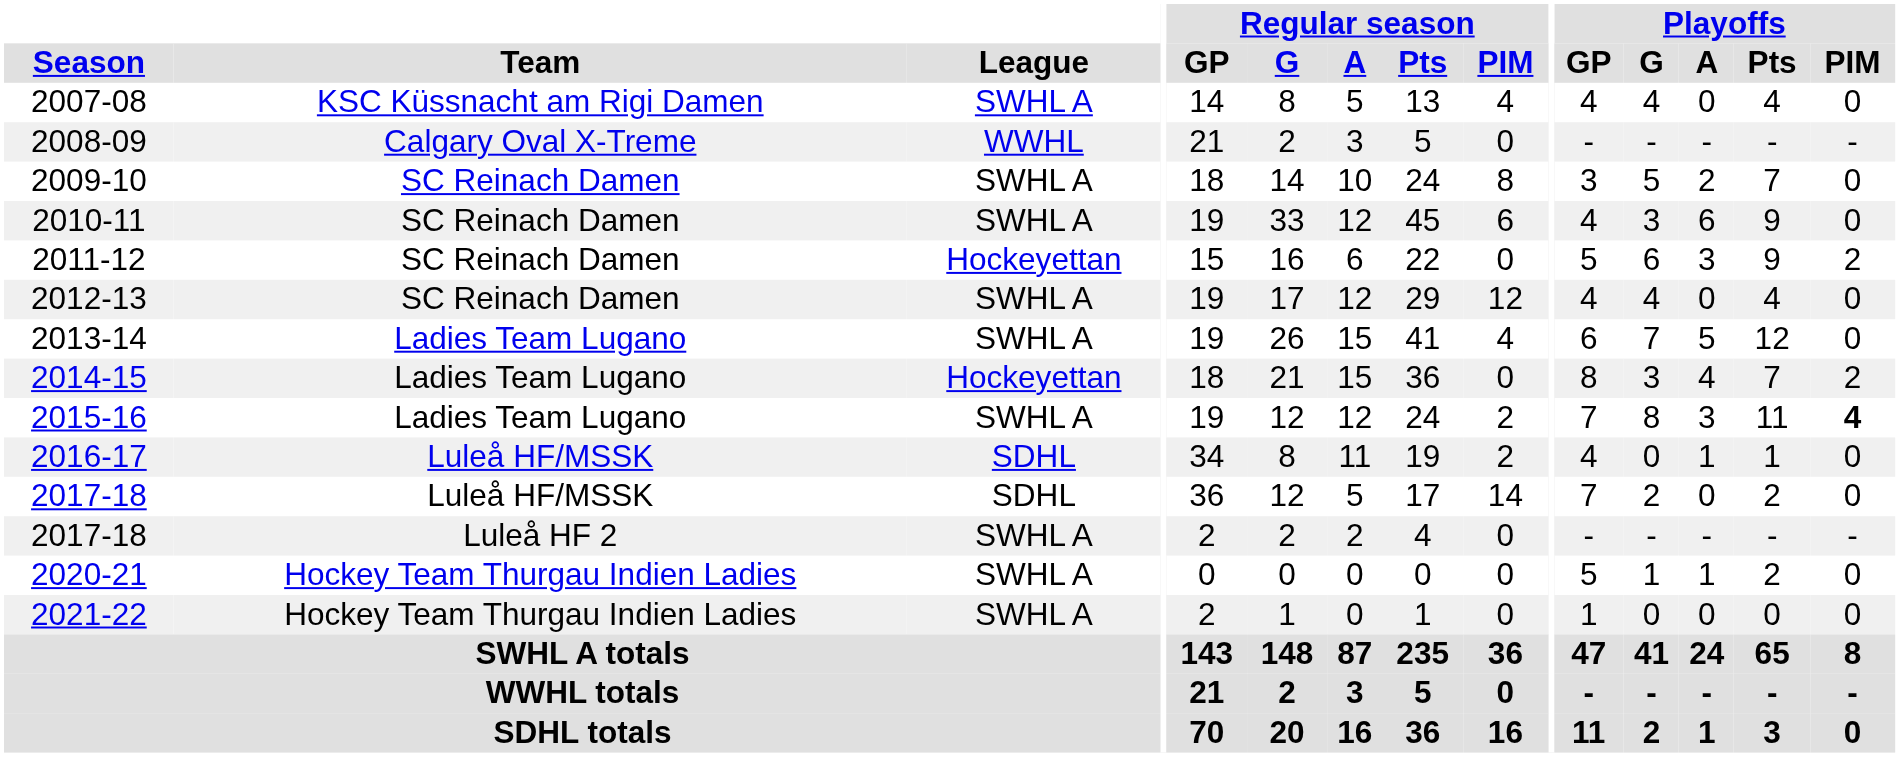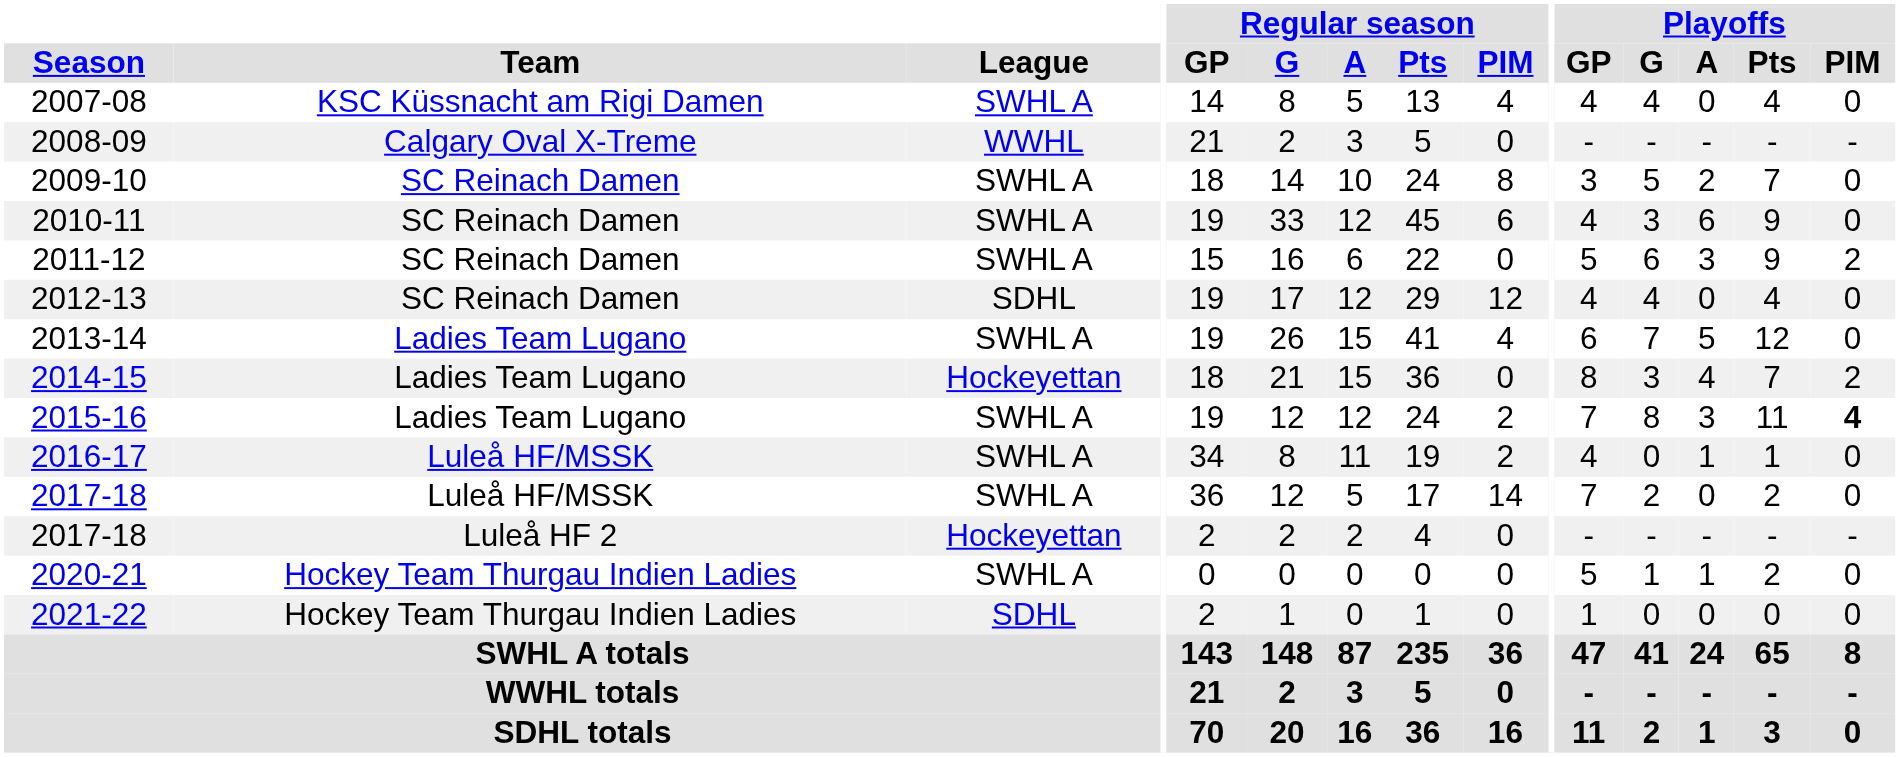(1034, 259) Hockeyettan -> (1034, 259) SWHL A
(1034, 299) SWHL A -> (1034, 299) SDHL
(1034, 456) SDHL -> (1034, 456) SWHL A
(1034, 496) SDHL -> (1034, 496) SWHL A
(1034, 535) SWHL A -> (1034, 535) Hockeyettan
(1034, 614) SWHL A -> (1034, 614) SDHL
